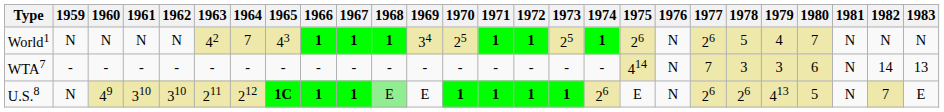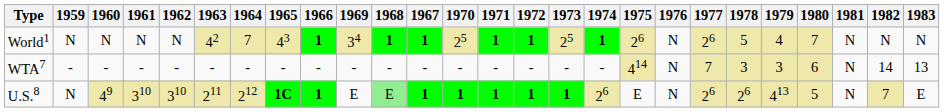columns swapped: (354, 15) <-> (425, 15)
